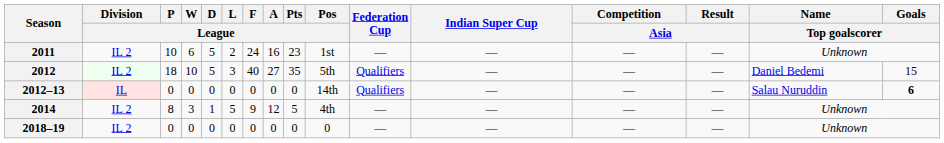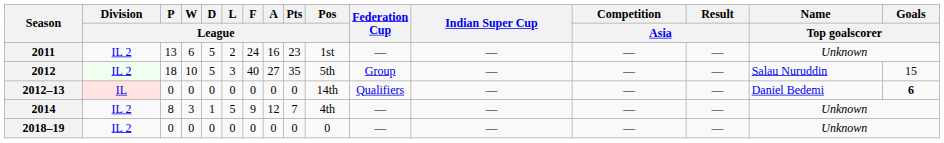(171, 52) 10 -> (171, 52) 13
(380, 71) Qualifiers -> (380, 71) Group
(788, 71) Daniel Bedemi -> (790, 71) Salau Nuruddin
(790, 90) Salau Nuruddin -> (788, 90) Daniel Bedemi
(294, 109) 5 -> (294, 109) 7
